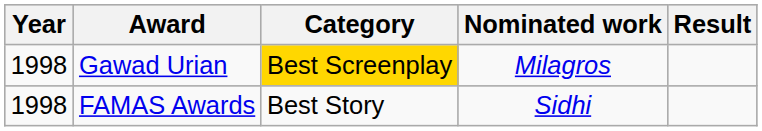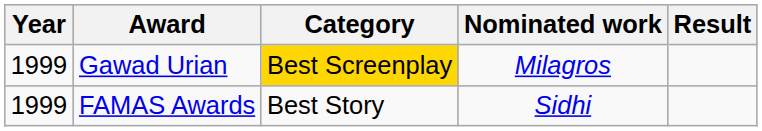(39, 65) 1998 -> (39, 65) 1999
(39, 105) 1998 -> (39, 105) 1999
